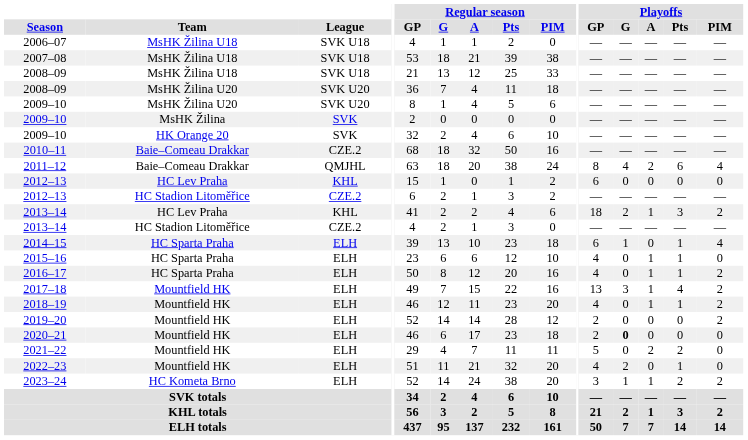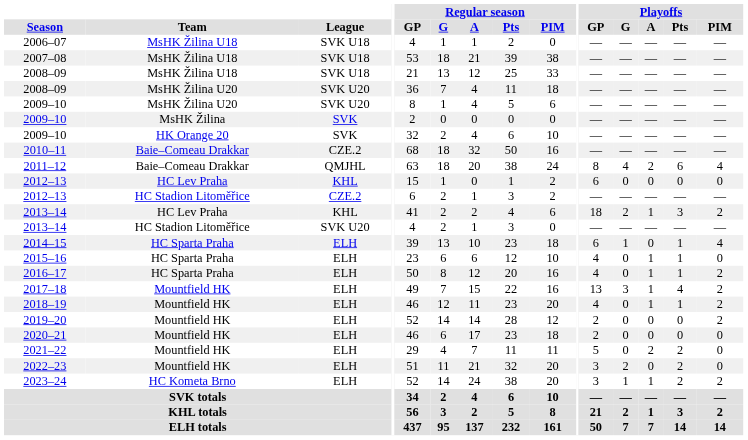(345, 227) CZE.2 -> (345, 227) SVK U20
(626, 335) bold -> (626, 335) normal
(596, 366) 4 -> (596, 366) 3
(680, 366) 1 -> (680, 366) 2
